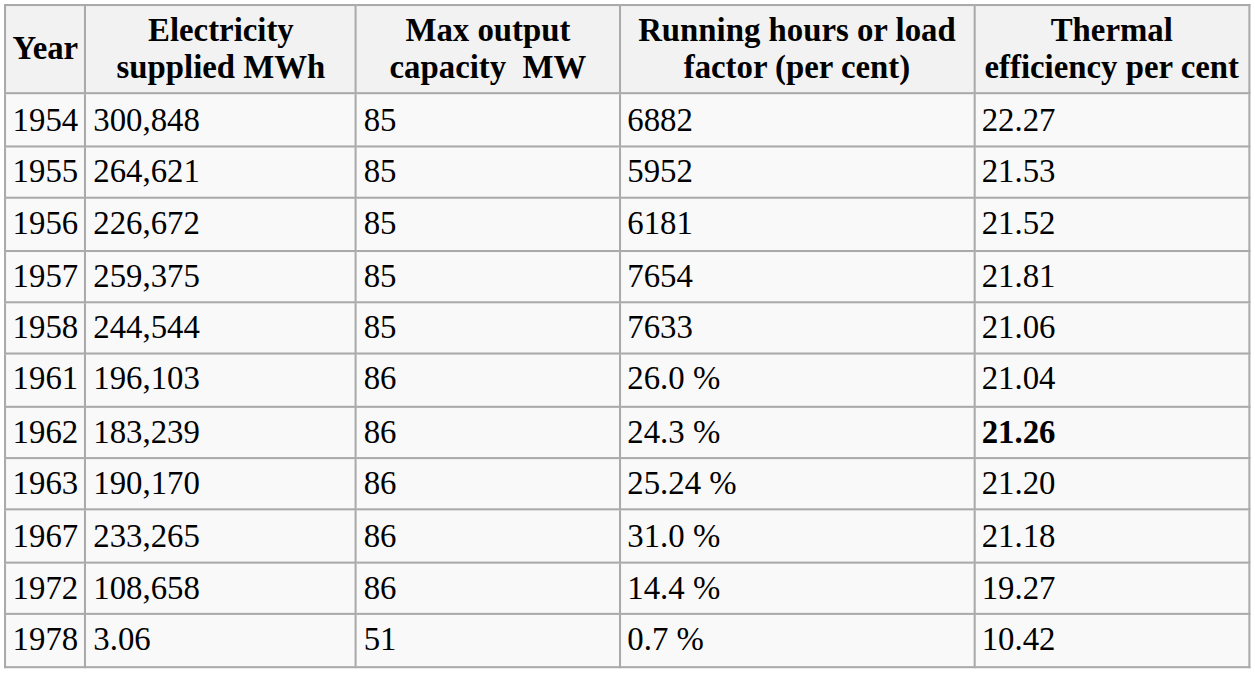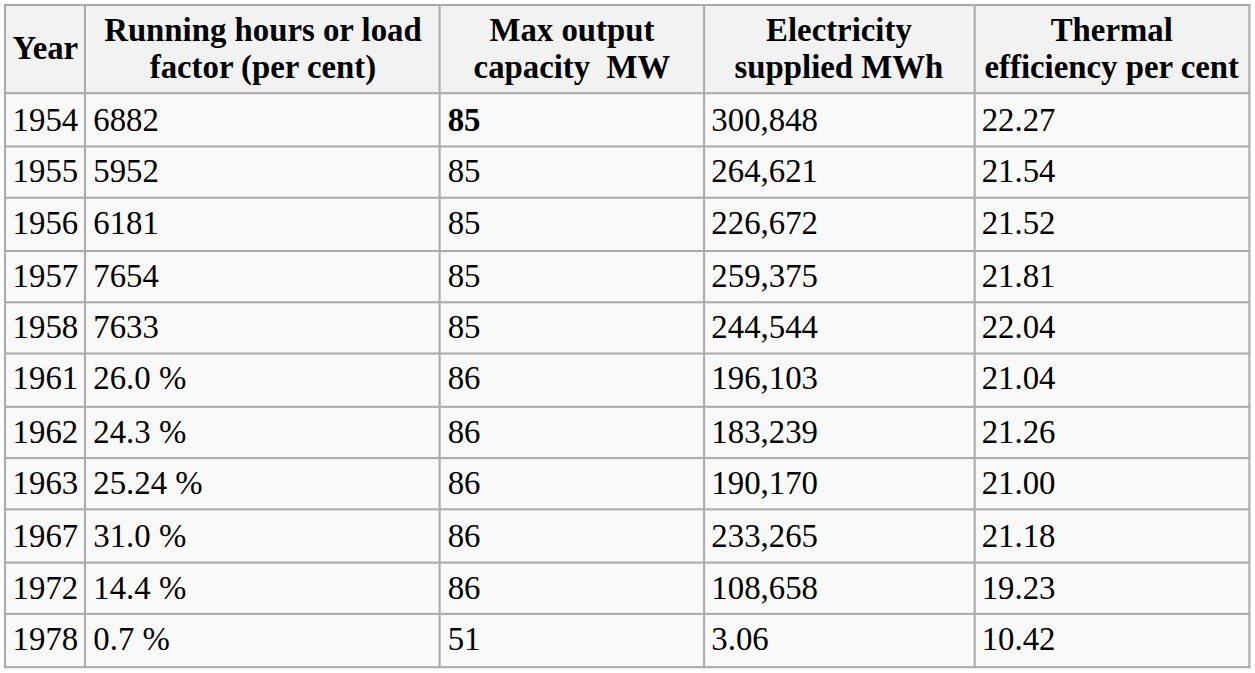columns swapped: (797, 48) <-> (221, 48)
(380, 119) normal -> (464, 119) bold
(1019, 171) 21.53 -> (1019, 171) 21.54
(1019, 327) 21.06 -> (1019, 327) 22.04
(1019, 431) bold -> (1019, 431) normal
(1019, 483) 21.20 -> (1019, 483) 21.00
(1019, 587) 19.27 -> (1019, 587) 19.23
